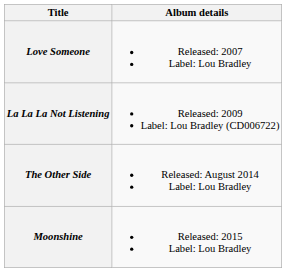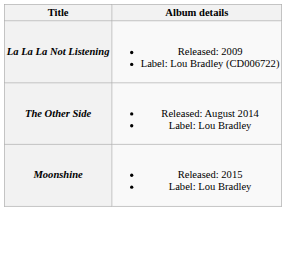- row: (58, 52)
